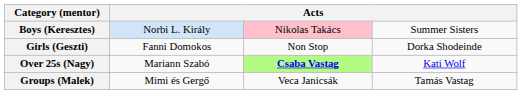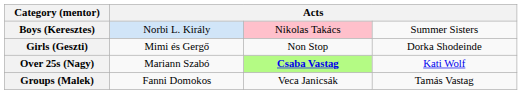(177, 47) Fanni Domokos -> (177, 47) Mimi és Gergő
(177, 81) Mimi és Gergő -> (177, 81) Fanni Domokos
